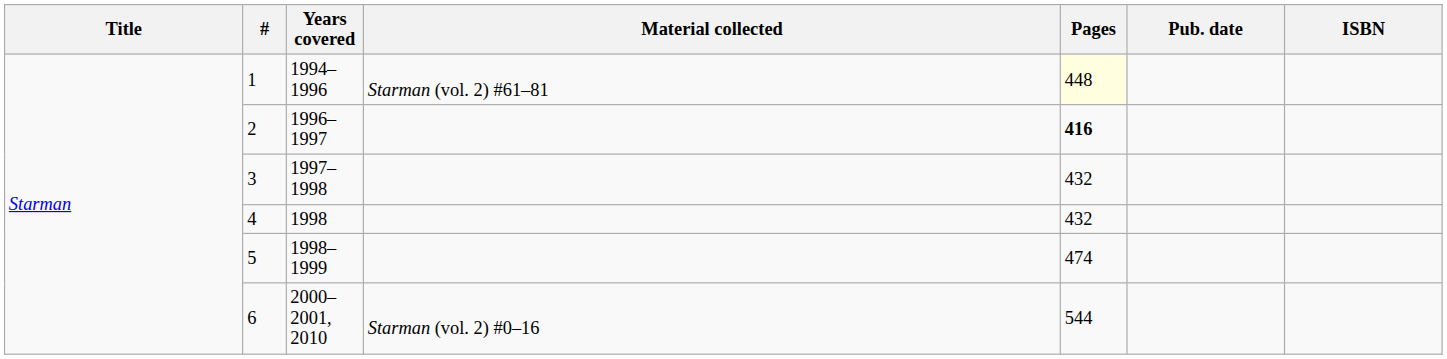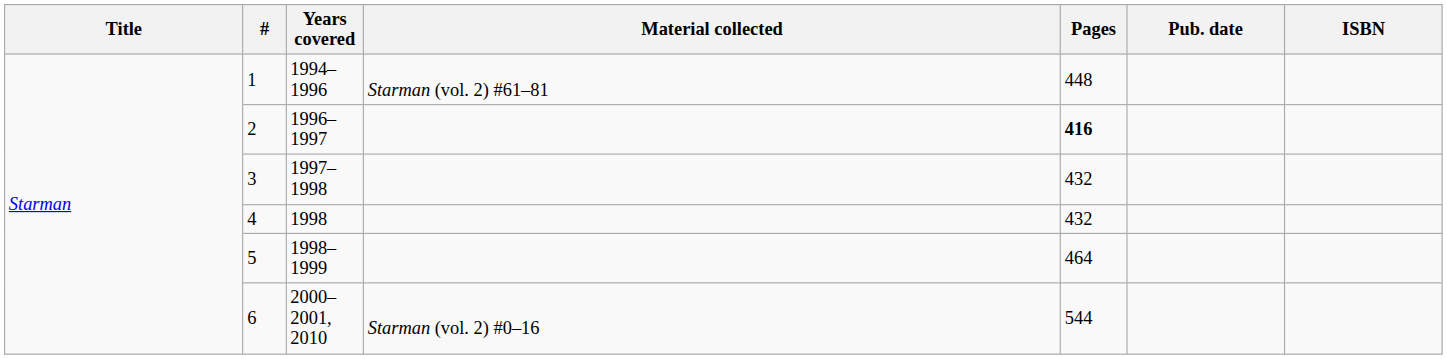(1079, 79) lightyellow background -> (1079, 79) no background
(1079, 258) 474 -> (1079, 258) 464
